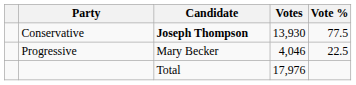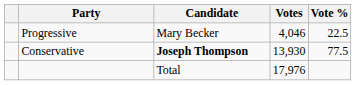rows swapped: (53, 32) <-> (49, 51)
